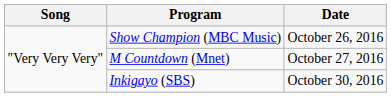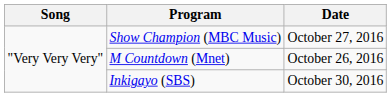(335, 37) October 26, 2016 -> (335, 37) October 27, 2016
(335, 59) October 27, 2016 -> (335, 59) October 26, 2016
